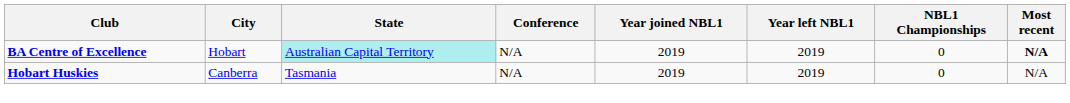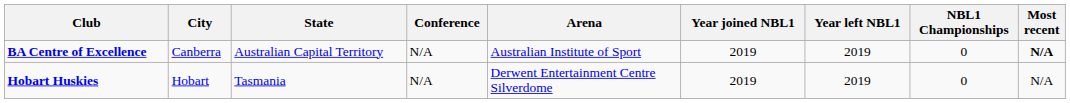+ column: (584, 22)
(227, 51) Hobart -> (196, 51) Canberra
(359, 51) paleturquoise background -> (309, 51) no background
(233, 72) Canberra -> (190, 80) Hobart
